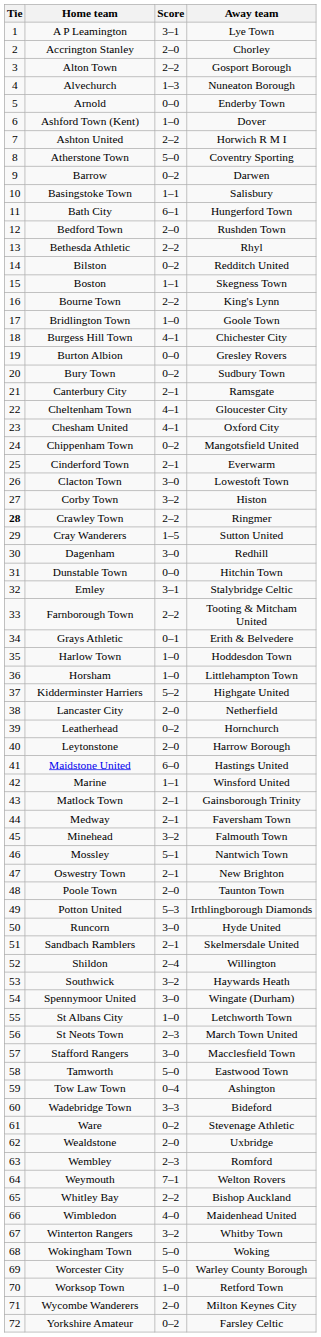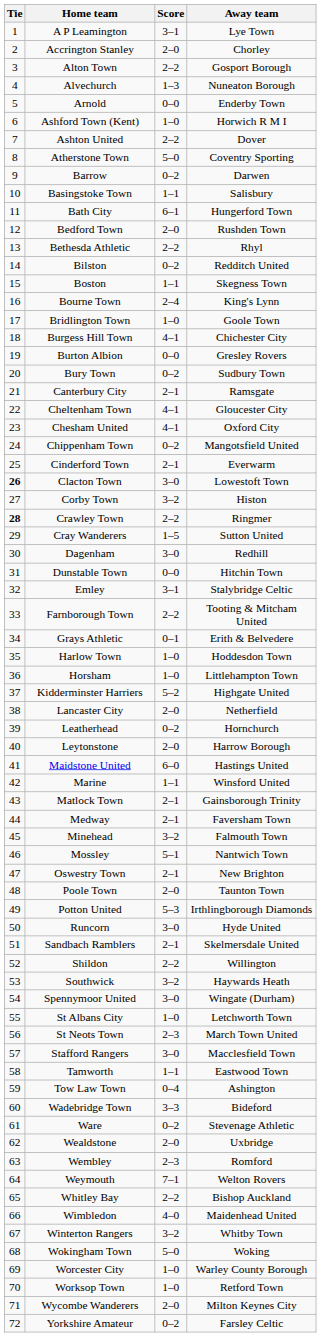(252, 121) Dover -> (252, 121) Horwich R M I
(252, 139) Horwich R M I -> (252, 139) Dover
(171, 301) 2–2 -> (171, 301) 2–4
(15, 481) normal -> (15, 481) bold
(171, 963) 2–4 -> (171, 963) 2–2
(171, 1071) 5–0 -> (171, 1071) 1–1
(171, 1269) 5–0 -> (171, 1269) 1–0
